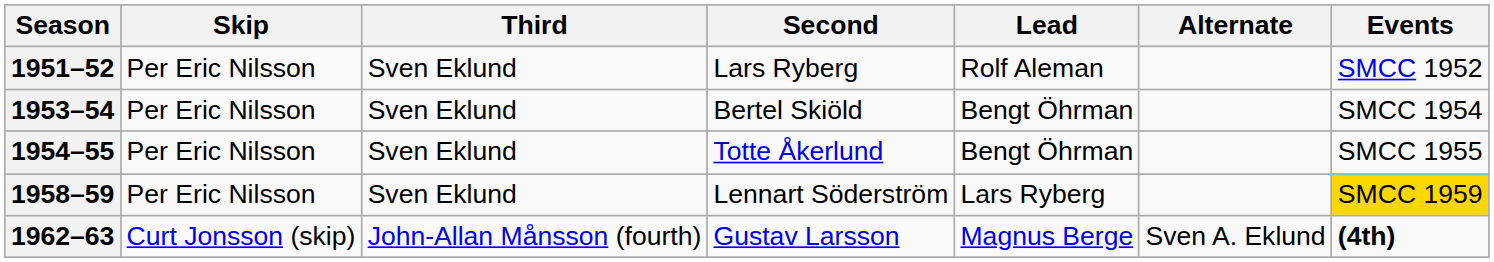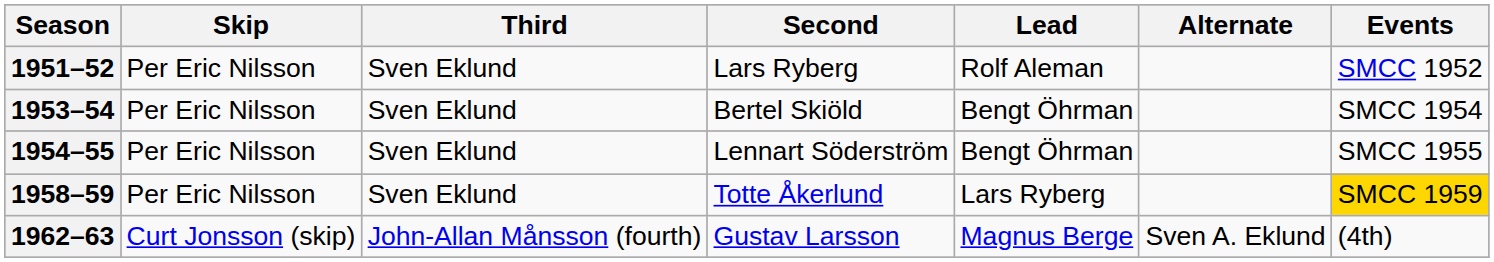(798, 151) Totte Åkerlund -> (831, 151) Lennart Söderström
(831, 194) Lennart Söderström -> (798, 194) Totte Åkerlund
(1367, 236) bold -> (1365, 236) normal
